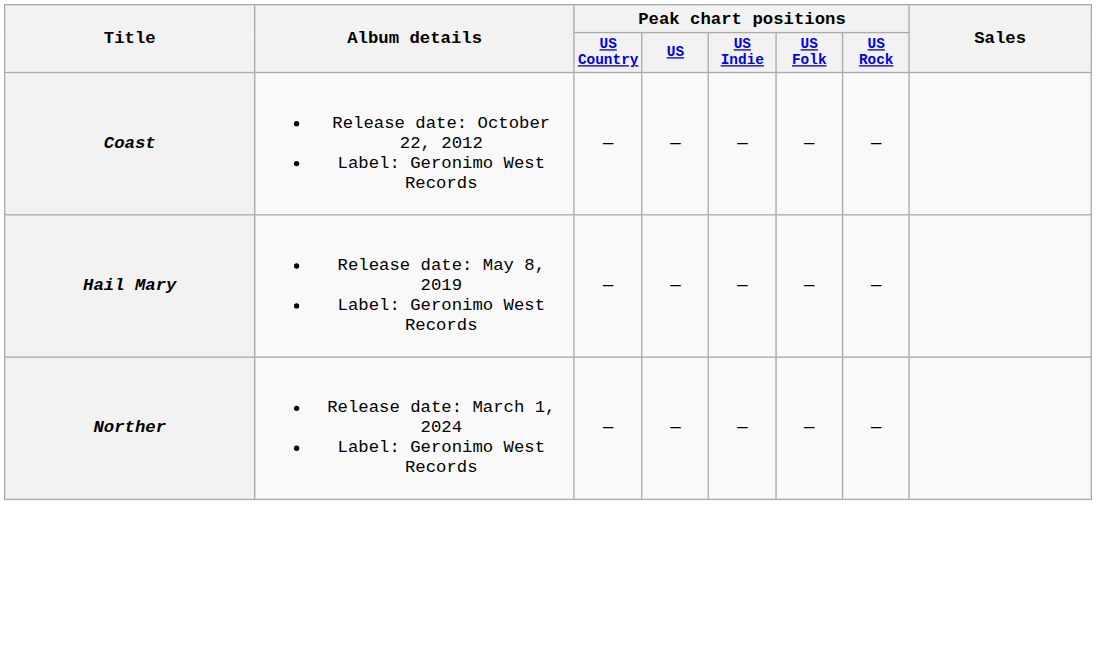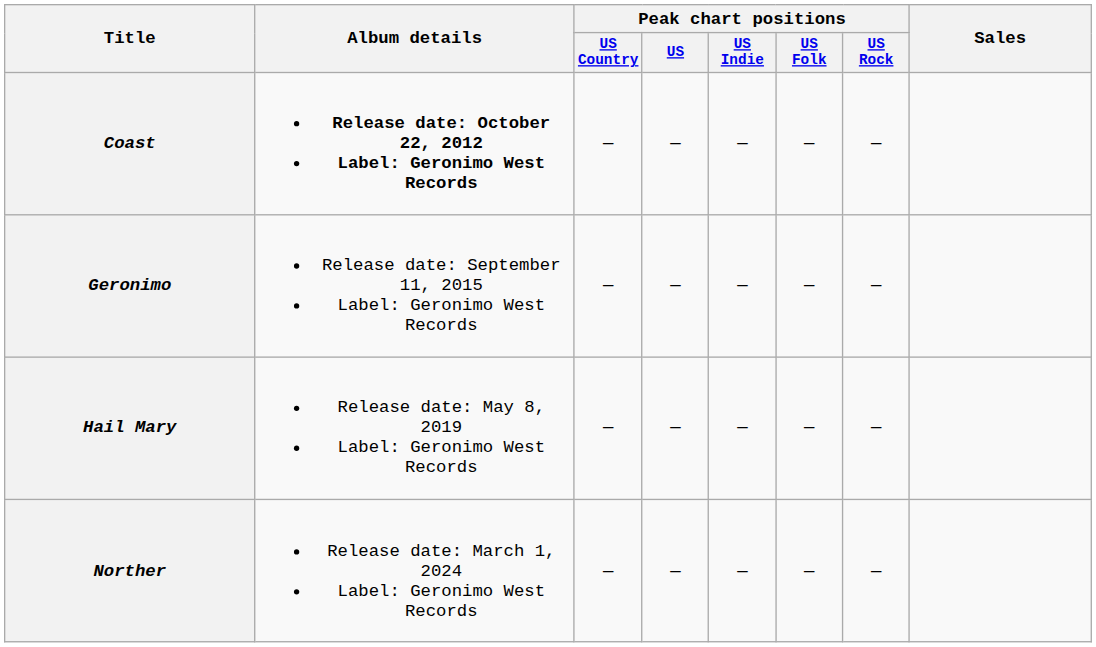(415, 153) normal -> (415, 153) bold
+ row: (130, 286)
